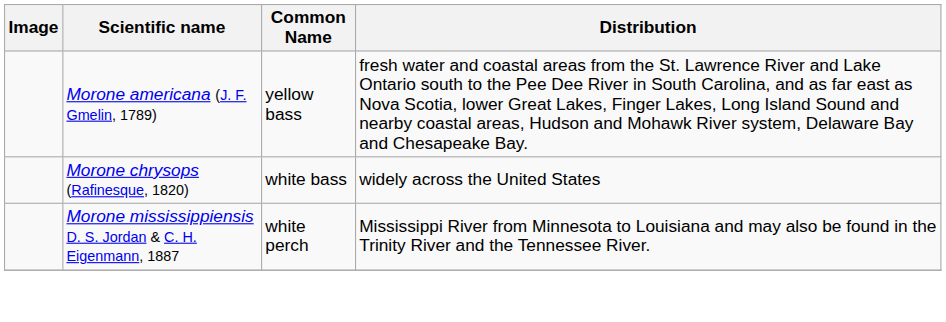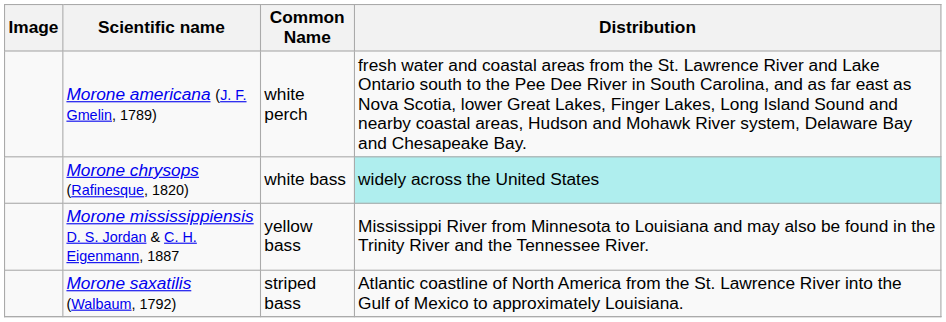(289, 103) yellow bass -> (286, 103) white perch
(480, 179) no background -> (479, 179) paleturquoise background
(287, 236) white perch -> (288, 236) yellow bass
+ row: (129, 293)
